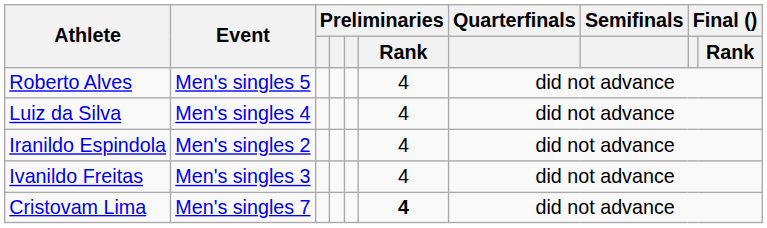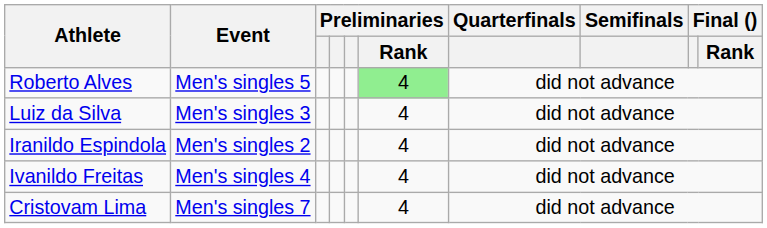(403, 83) no background -> (403, 83) lightgreen background
(243, 114) Men's singles 4 -> (243, 114) Men's singles 3
(243, 176) Men's singles 3 -> (243, 176) Men's singles 4
(403, 208) bold -> (403, 208) normal
